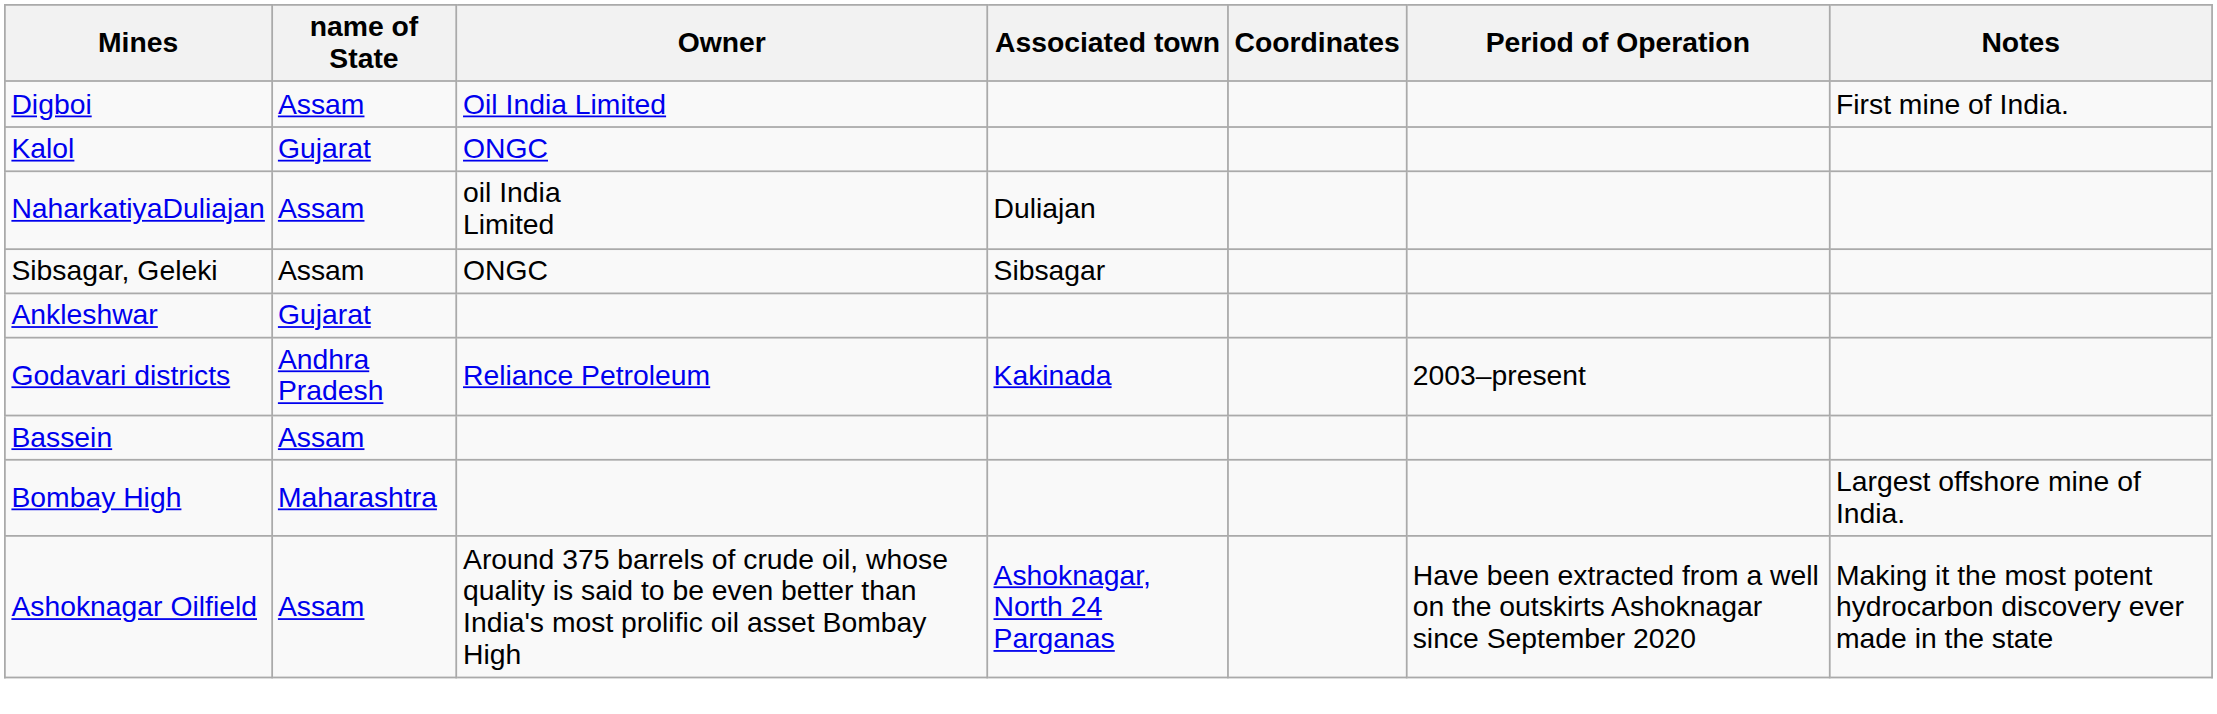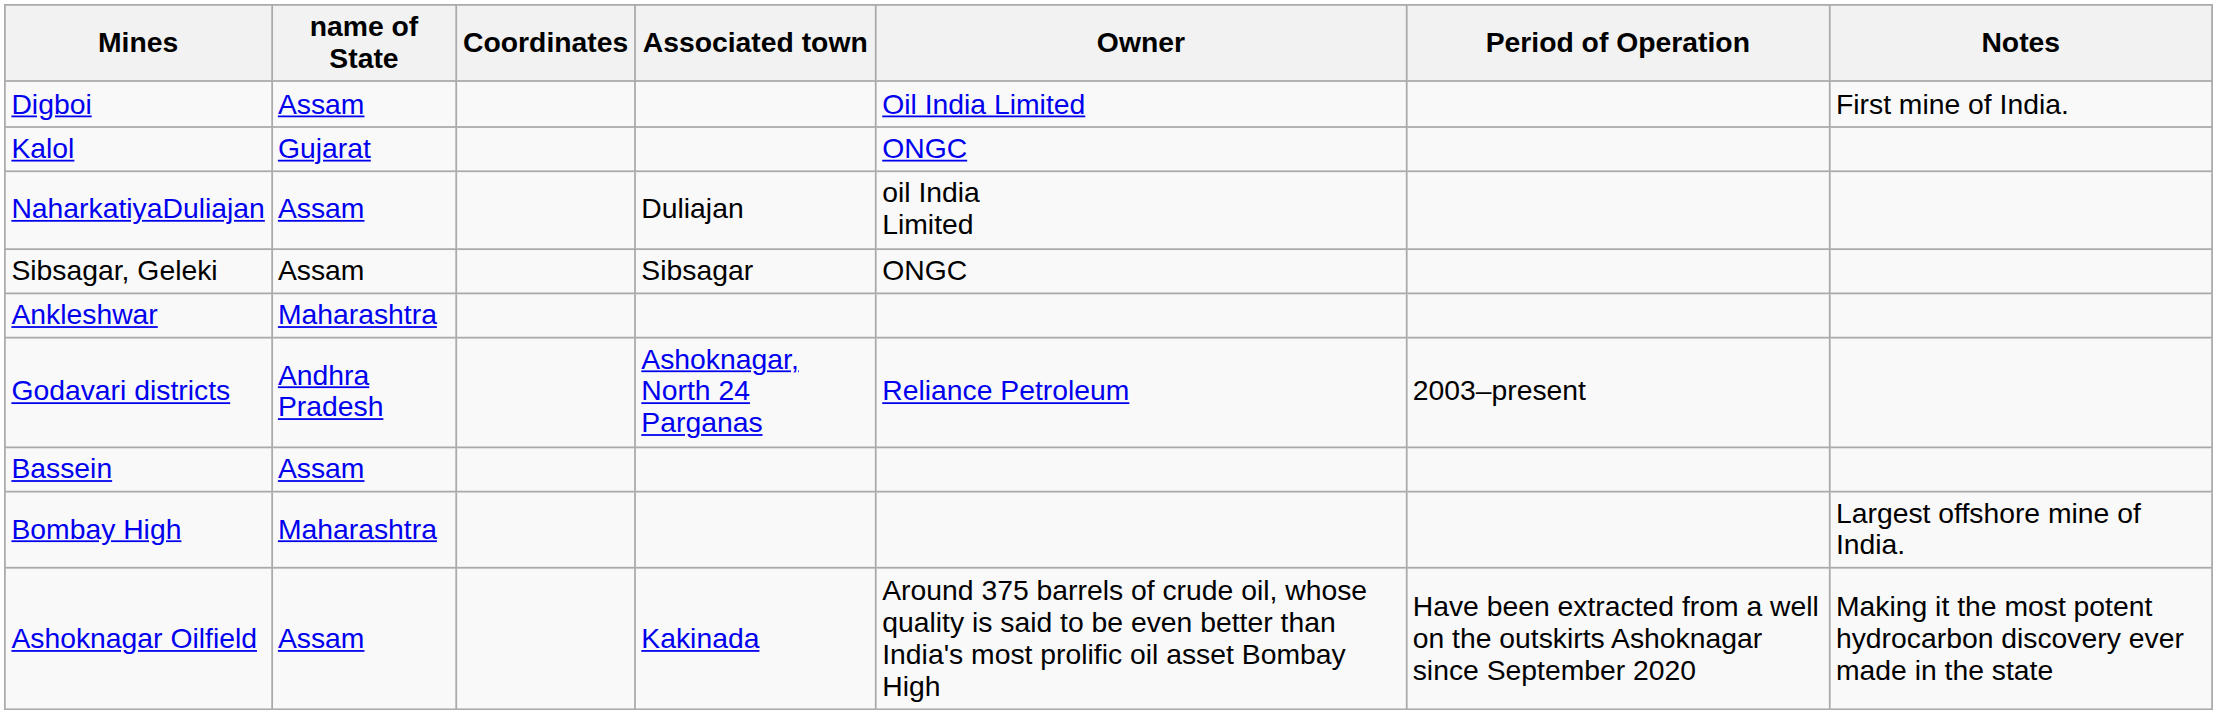columns swapped: (1317, 42) <-> (722, 42)
(324, 315) Gujarat -> (357, 315) Maharashtra
(1053, 376) Kakinada -> (720, 392) Ashoknagar, North 24 Parganas
(1072, 606) Ashoknagar, North 24 Parganas -> (700, 638) Kakinada
